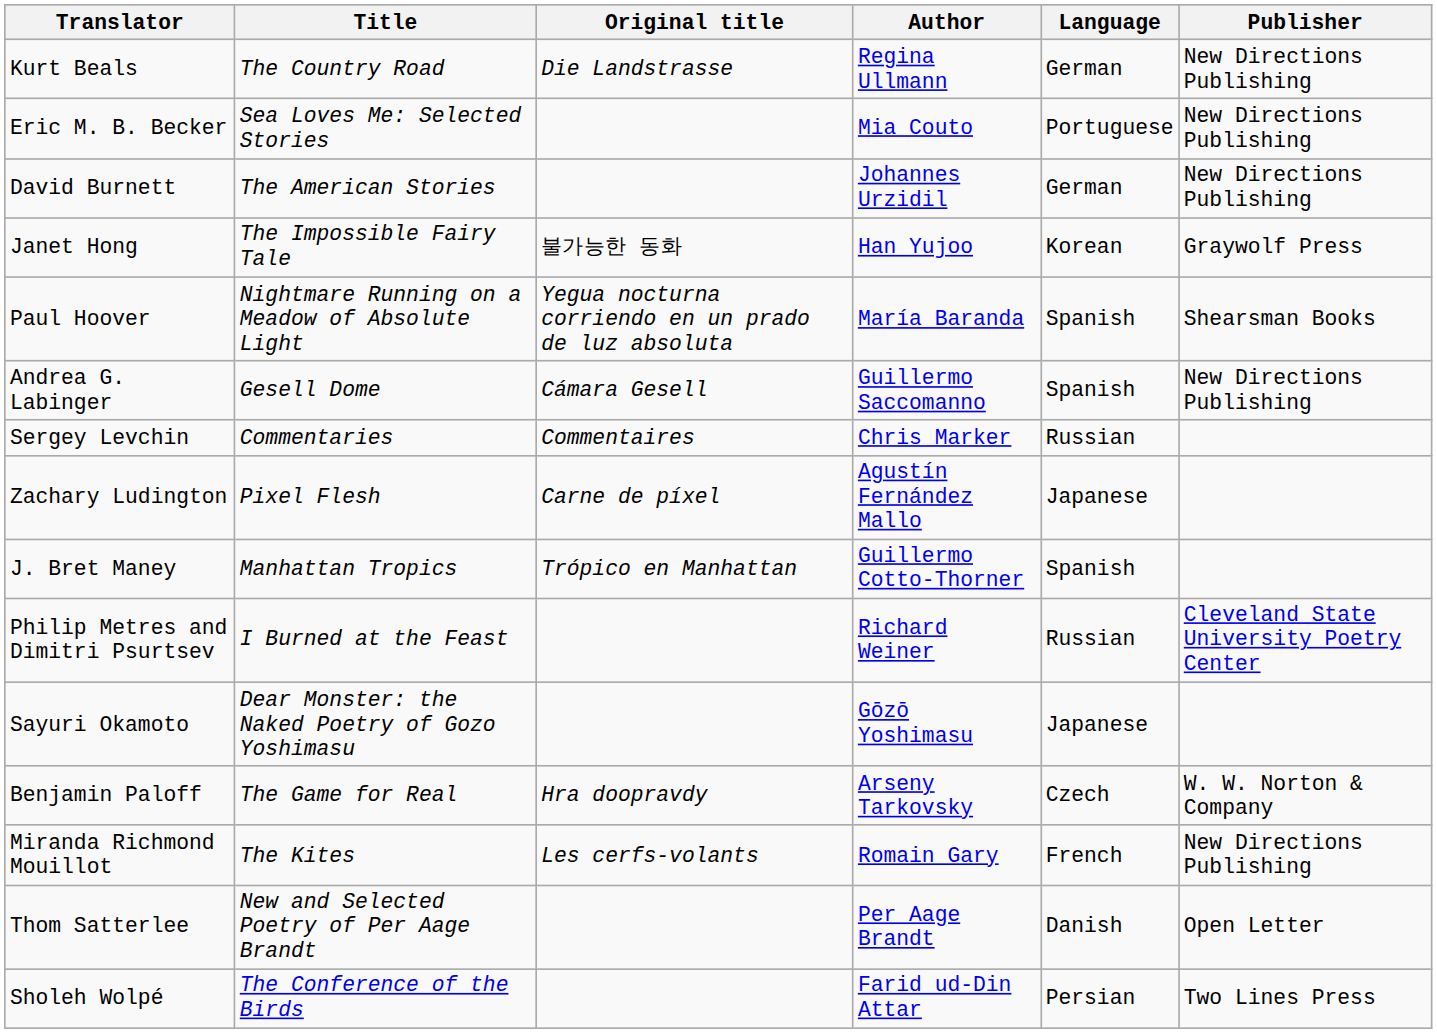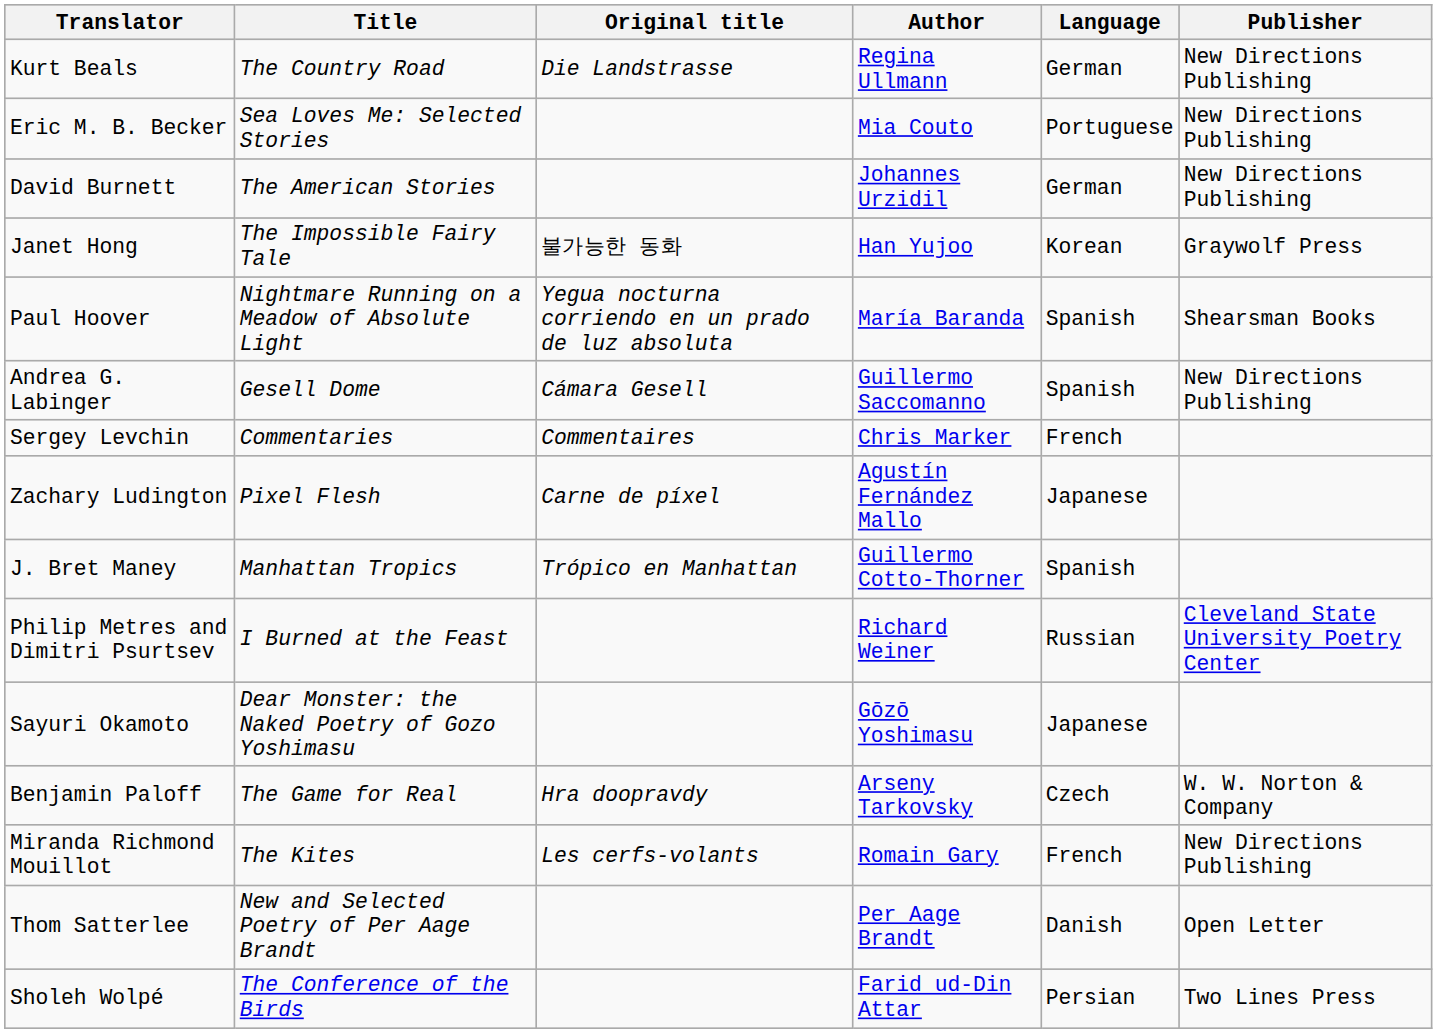(1090, 438) Russian -> (1084, 438) French
